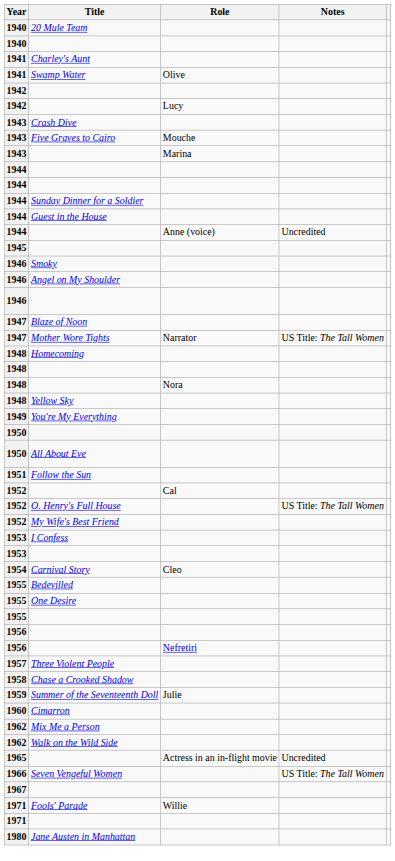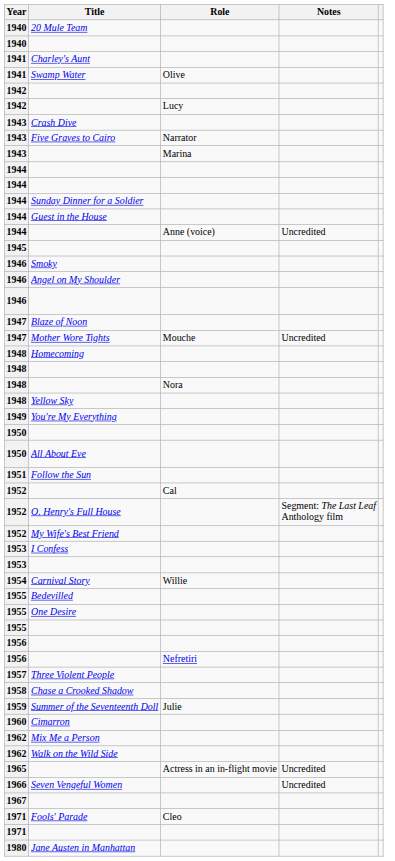(179, 138) Mouche -> (180, 138) Narrator
(180, 338) Narrator -> (179, 338) Mouche
(333, 338) US Title: The Tall Women -> (304, 338) Uncredited
(333, 506) US Title: The Tall Women -> (329, 512) Segment: The Last Leaf Anthology film
(172, 569) Cleo -> (175, 580) Willie
(333, 774) US Title: The Tall Women -> (304, 785) Uncredited
(175, 805) Willie -> (172, 816) Cleo
